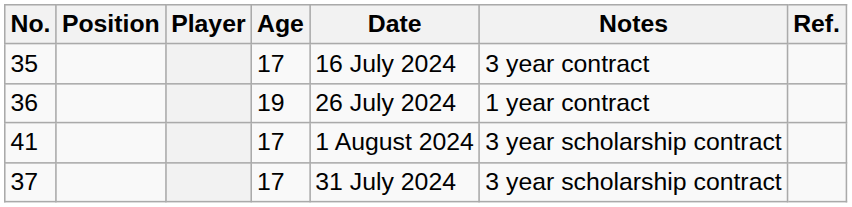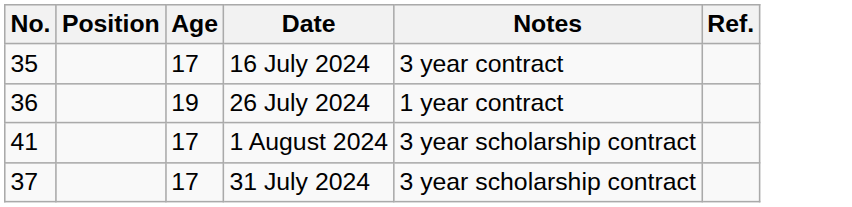- column: (208, 24)
